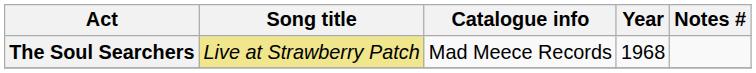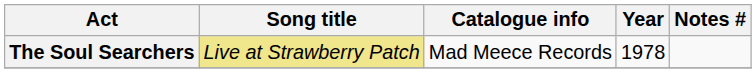(643, 51) 1968 -> (643, 51) 1978
